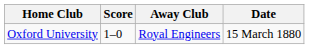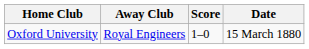columns swapped: (118, 14) <-> (179, 14)
